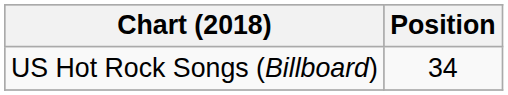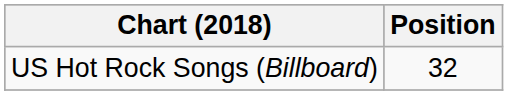(443, 68) 34 -> (443, 68) 32
